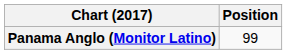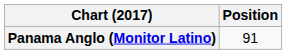(250, 37) 99 -> (250, 37) 91
